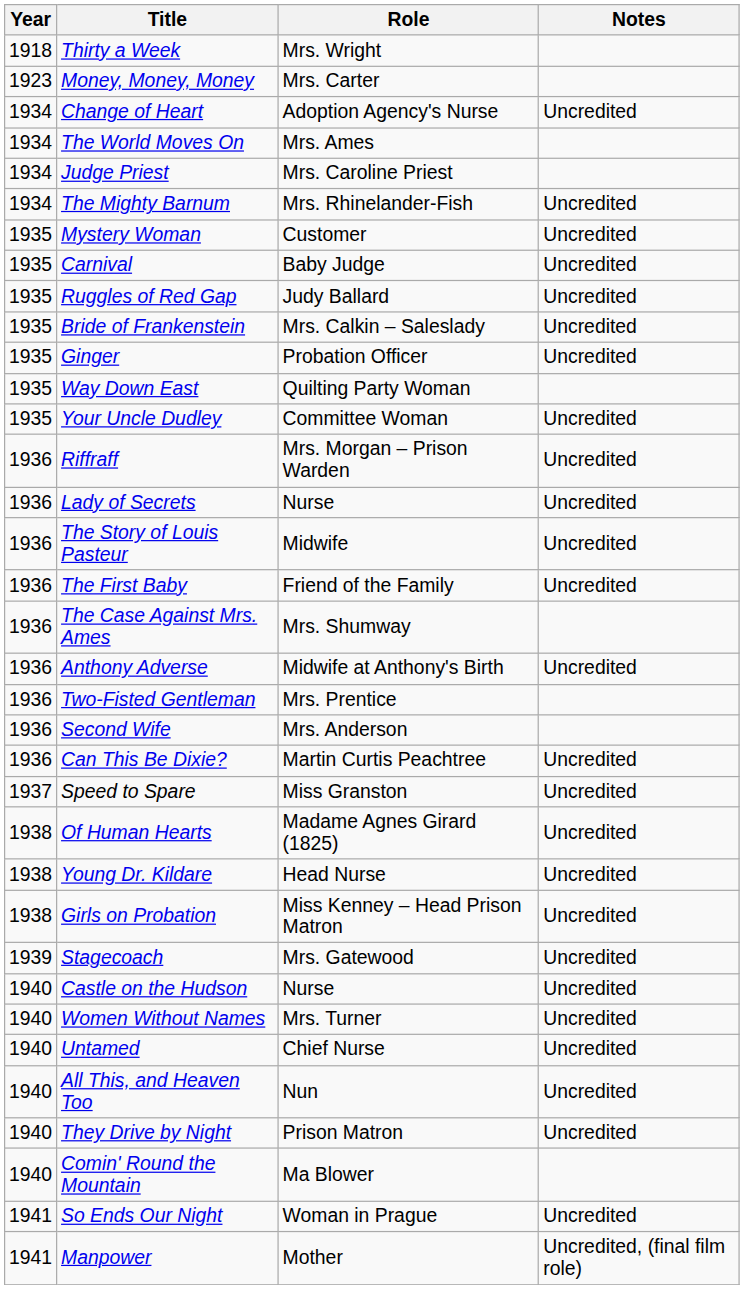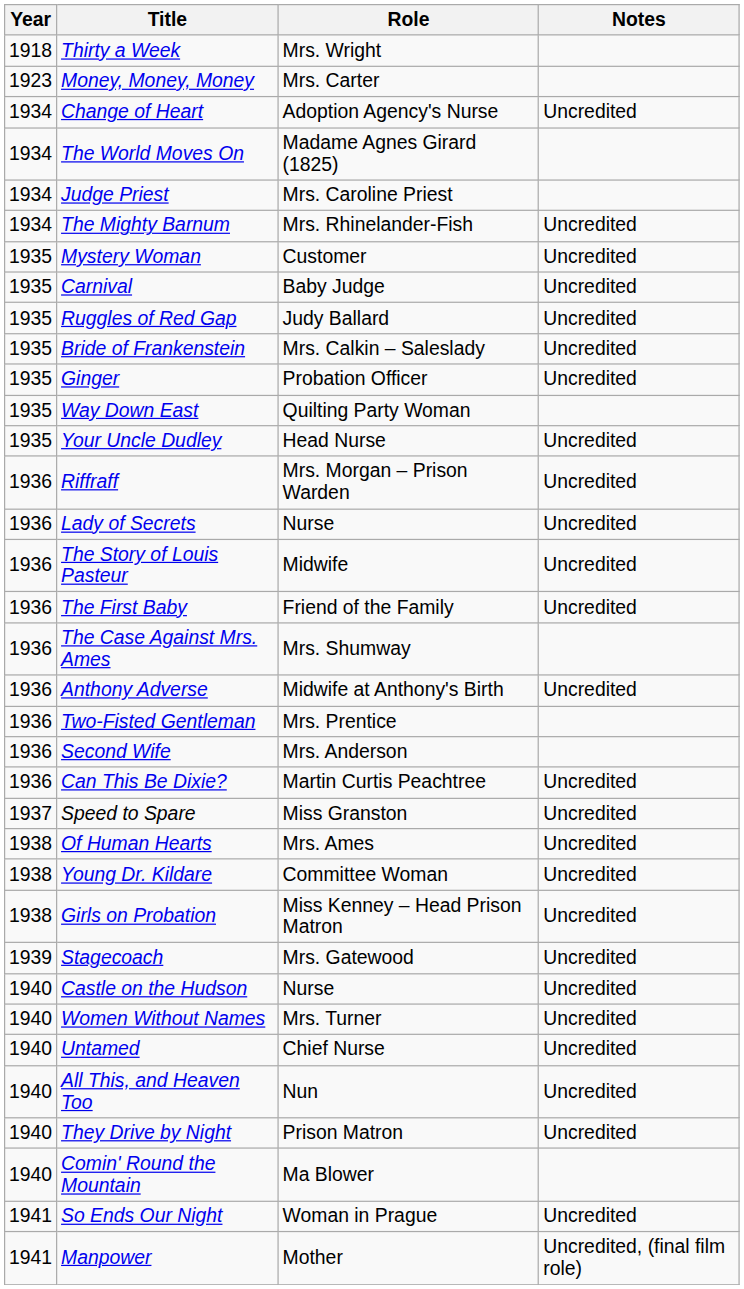(328, 142) Mrs. Ames -> (379, 153) Madame Agnes Girard (1825)
(365, 419) Committee Woman -> (334, 440) Head Nurse
(379, 832) Madame Agnes Girard (1825) -> (328, 843) Mrs. Ames
(334, 874) Head Nurse -> (365, 874) Committee Woman
